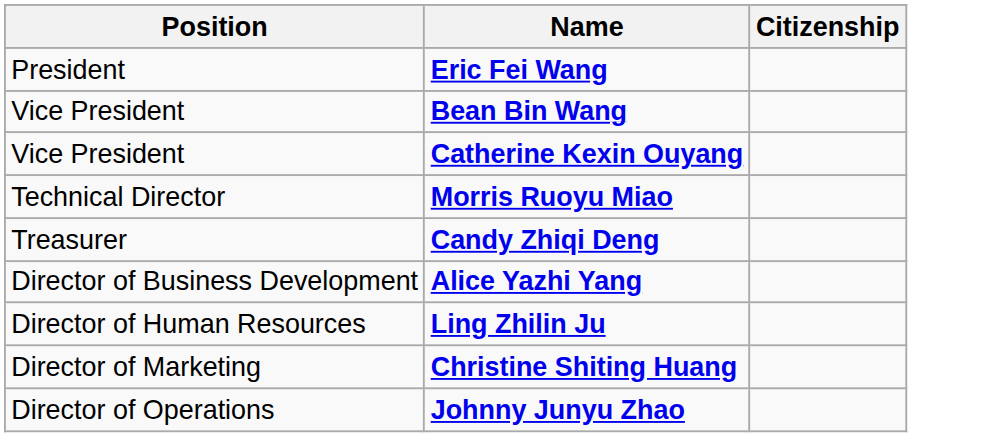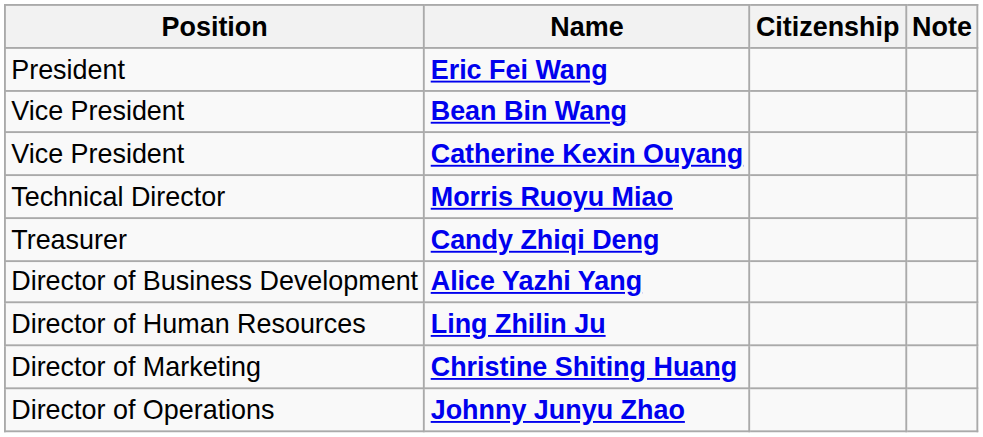+ column: (942, 27)
